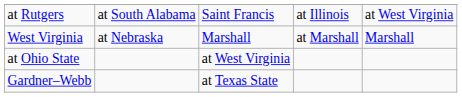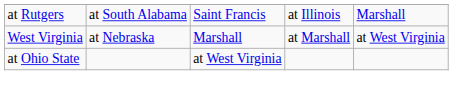(409, 15) at West Virginia -> (381, 15) Marshall
(390, 37) Marshall -> (401, 37) at West Virginia
- row: (49, 80)
